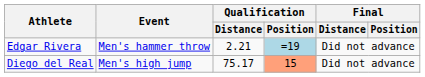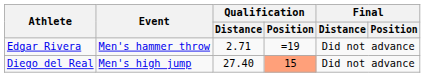(238, 46) 2.21 -> (238, 46) 2.71
(290, 46) lightblue background -> (290, 46) no background
(238, 64) 75.17 -> (238, 64) 27.40
